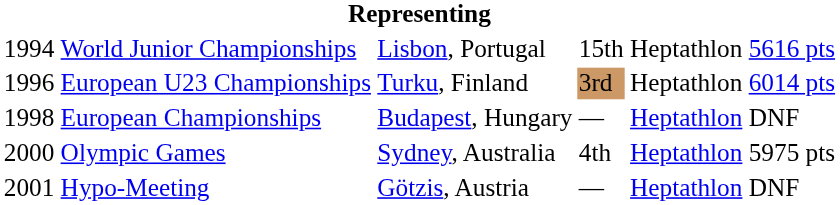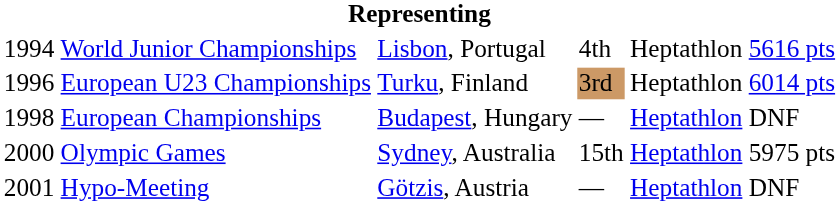(601, 48) 15th -> (595, 48) 4th
(595, 152) 4th -> (601, 152) 15th
